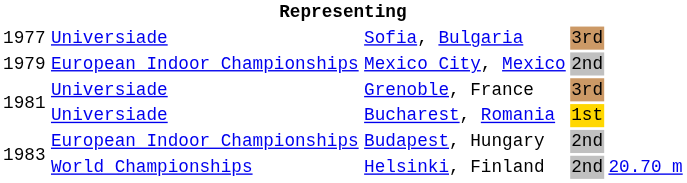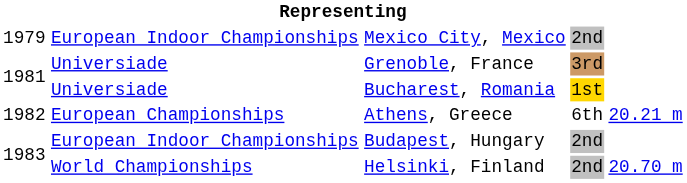- row: (444, 38)
+ row: (438, 116)
